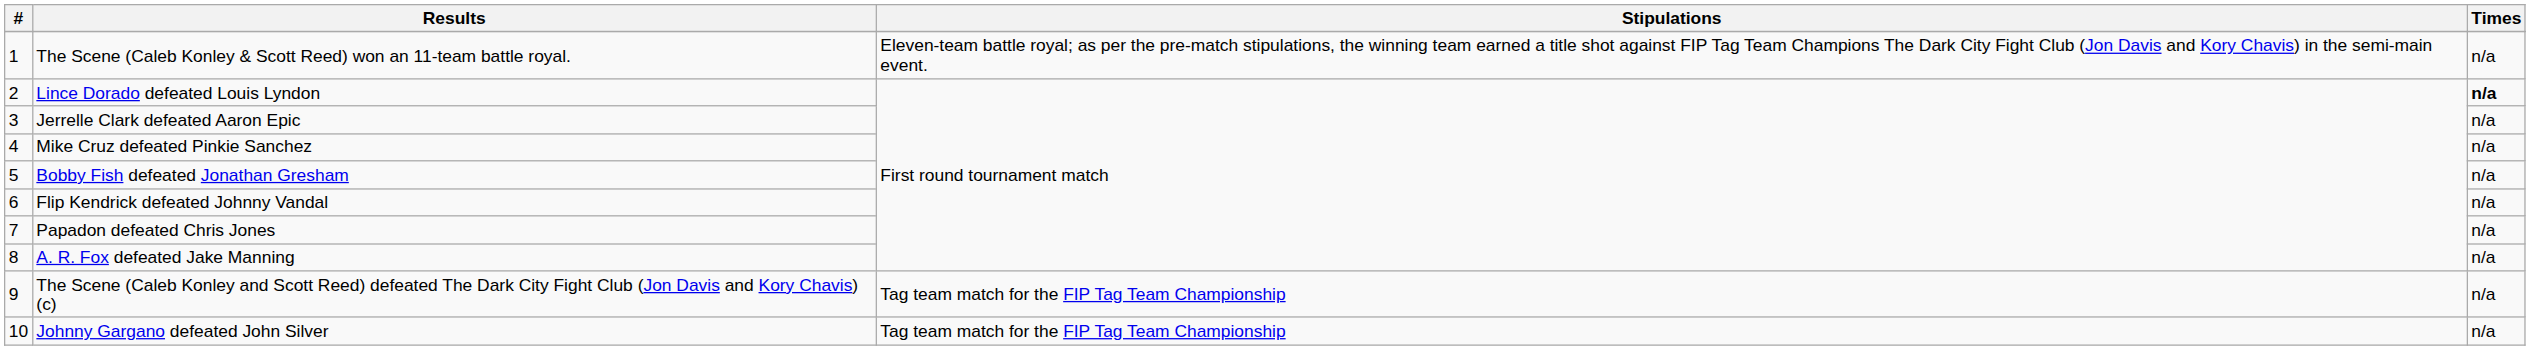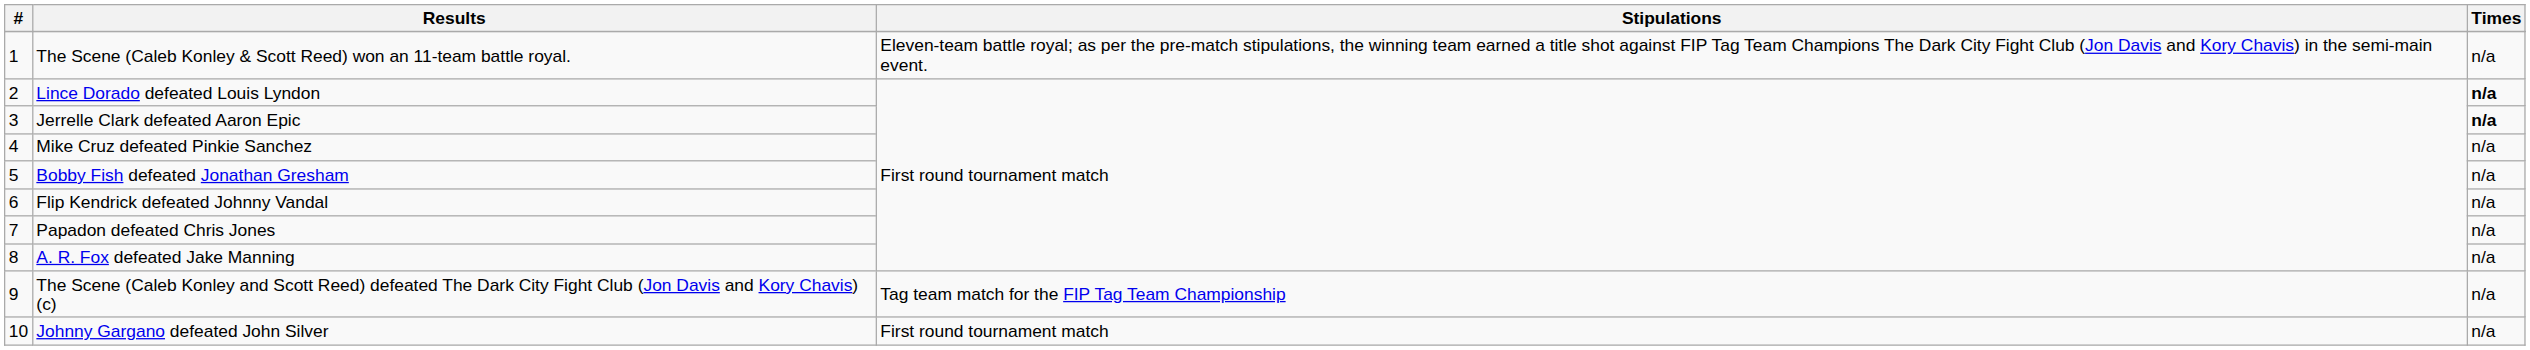(2483, 119) normal -> (2484, 119) bold
(1083, 331) Tag team match for the FIP Tag Team Championship -> (994, 331) First round tournament match
